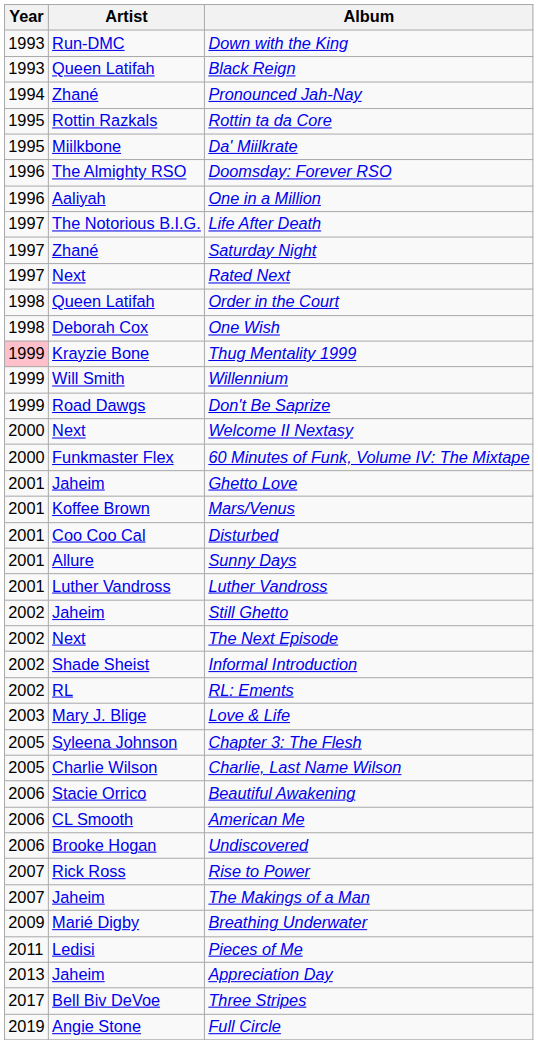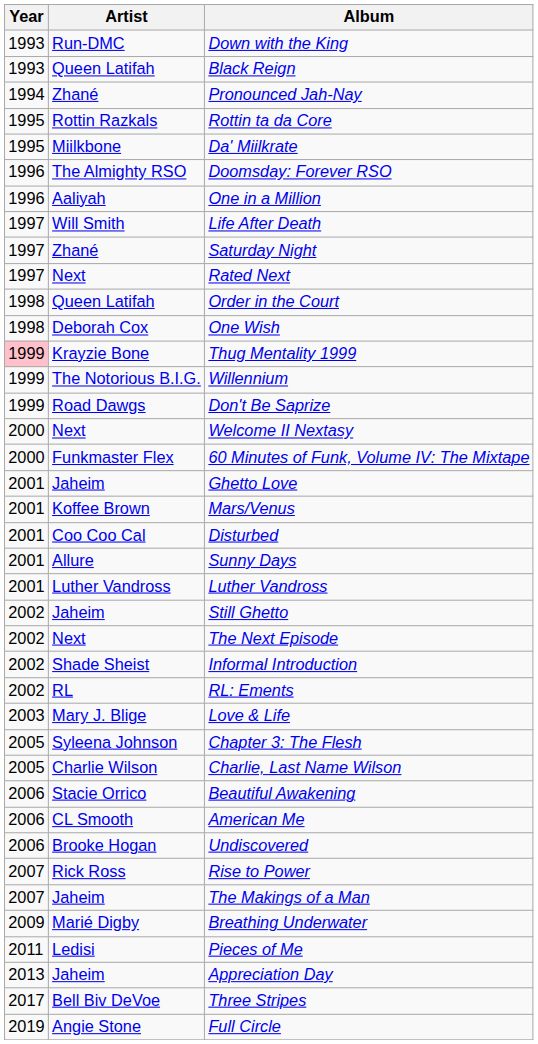(126, 224) The Notorious B.I.G. -> (88, 224) Will Smith
(88, 379) Will Smith -> (126, 379) The Notorious B.I.G.
